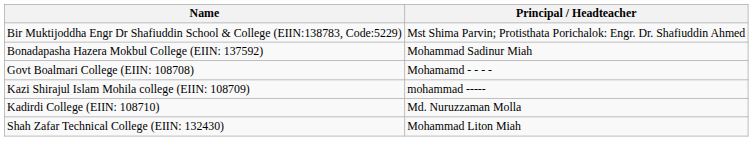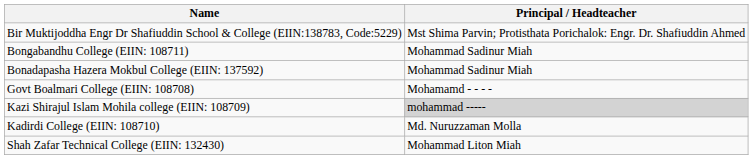+ row: (98, 51)
(446, 88) no background -> (446, 107) lightgrey background
